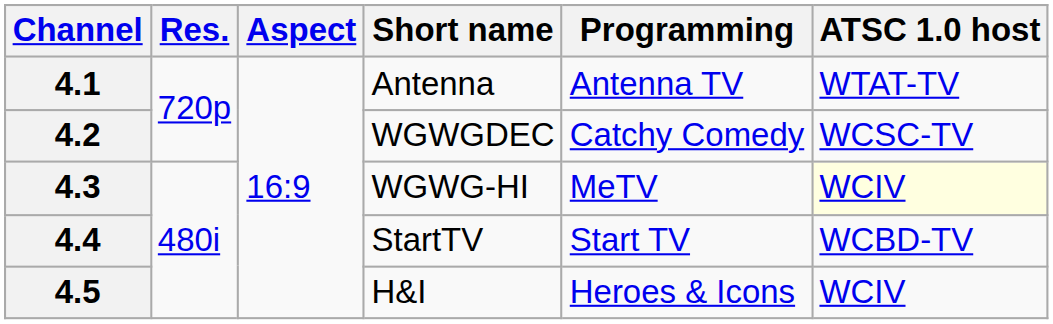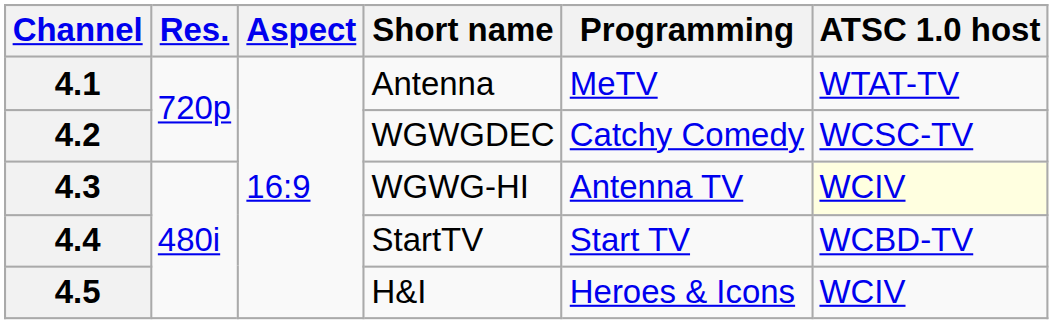(657, 82) Antenna TV -> (614, 82) MeTV
(614, 187) MeTV -> (657, 187) Antenna TV
